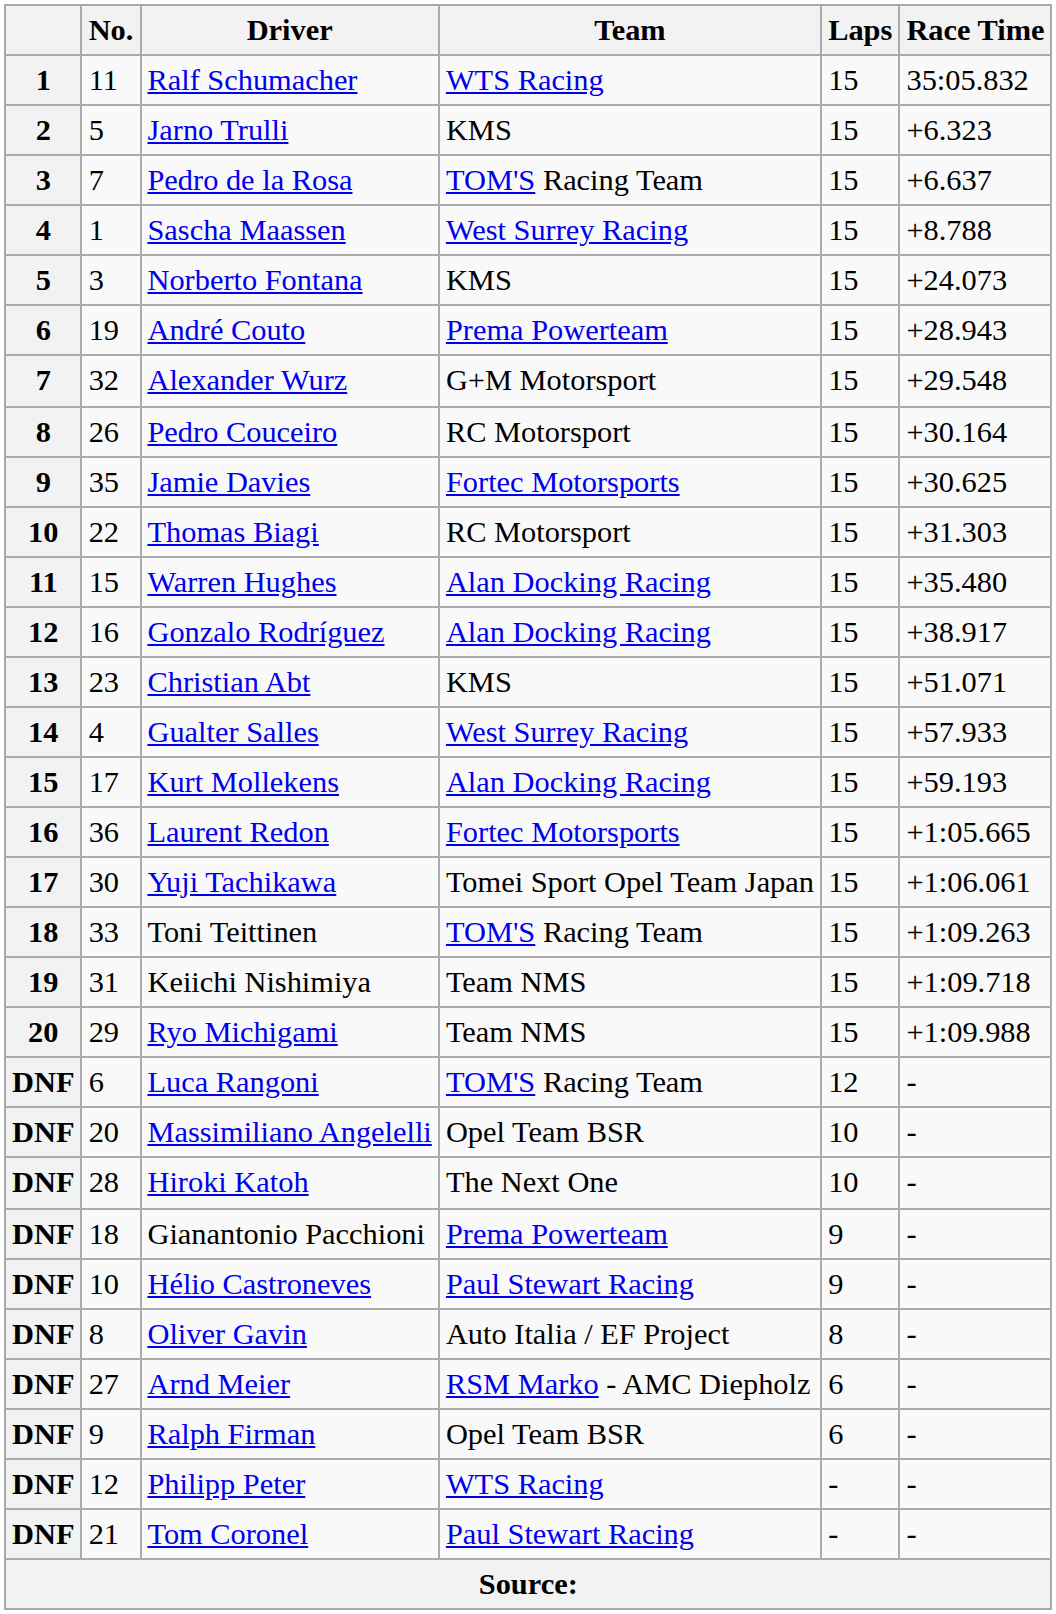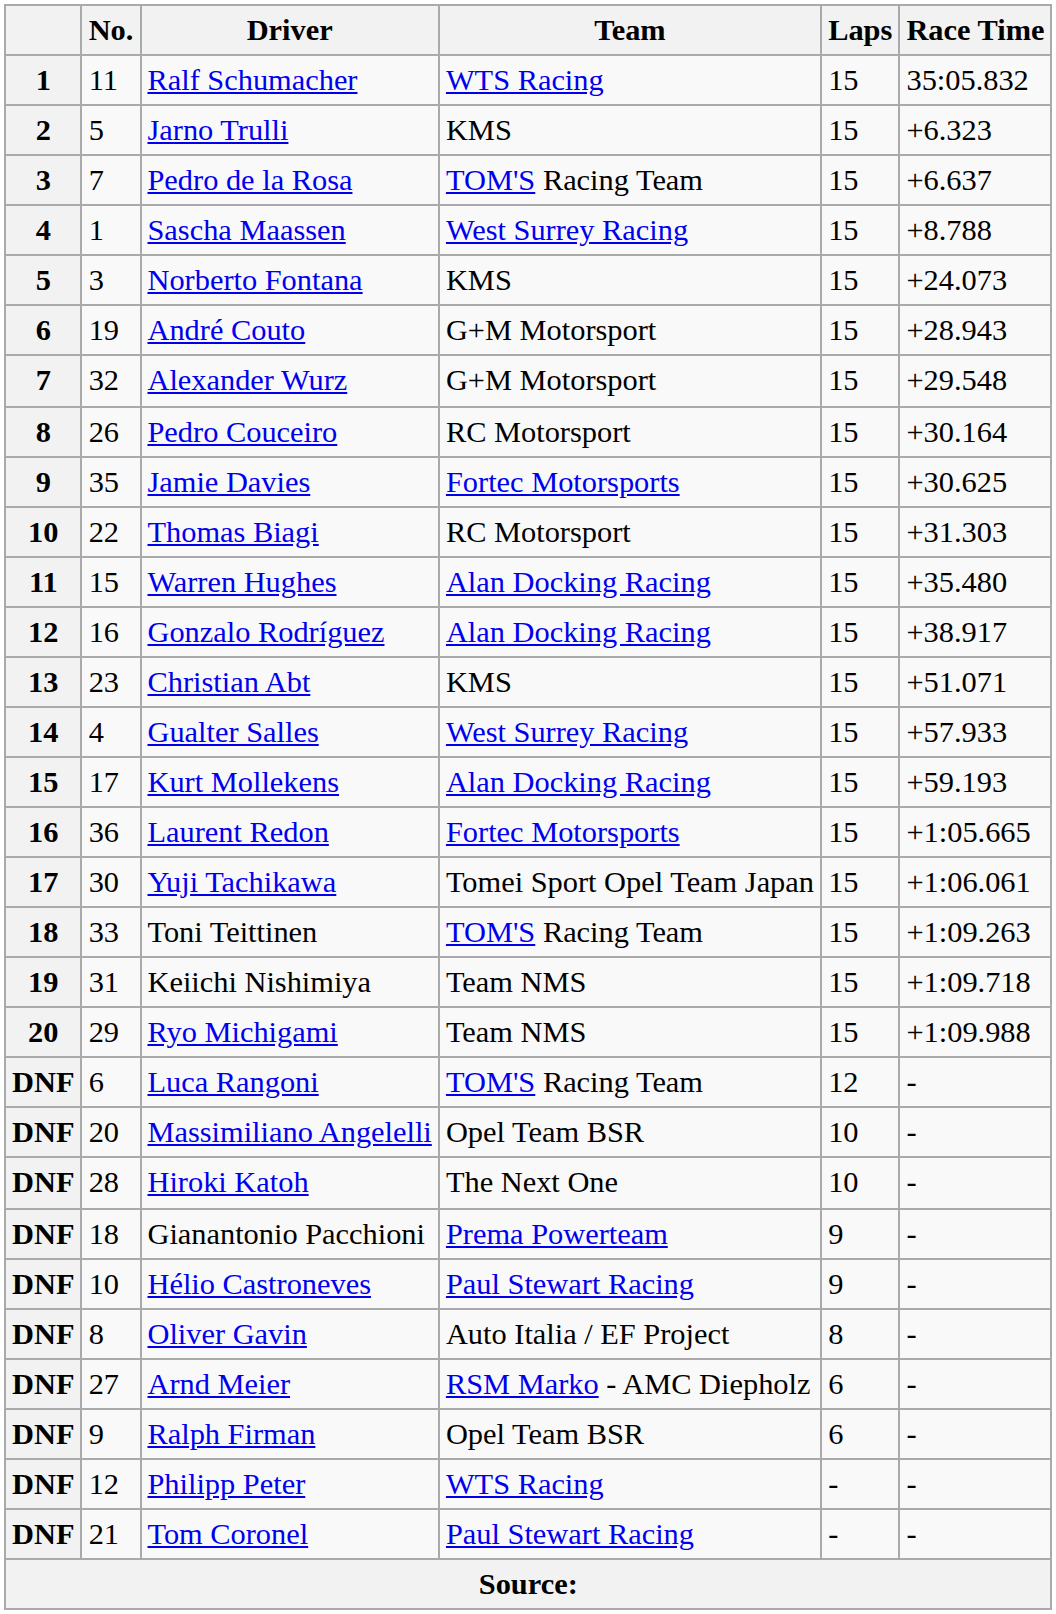(557, 330) Prema Powerteam -> (551, 330) G+M Motorsport
